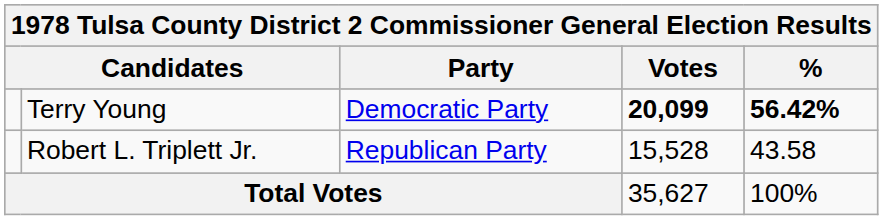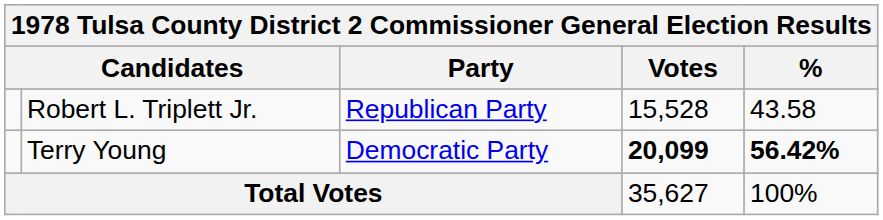rows swapped: (97, 109) <-> (142, 151)
